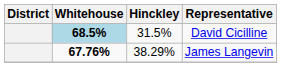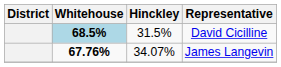(154, 52) 38.29% -> (154, 52) 34.07%
